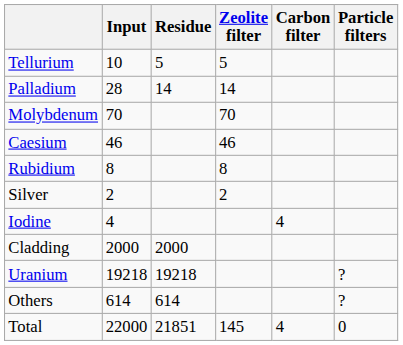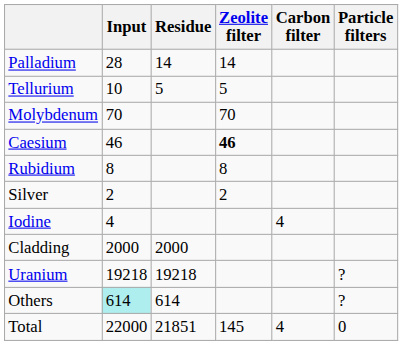rows swapped: (42, 89) <-> (41, 62)
(227, 141) normal -> (227, 141) bold
(118, 300) no background -> (118, 300) paleturquoise background
